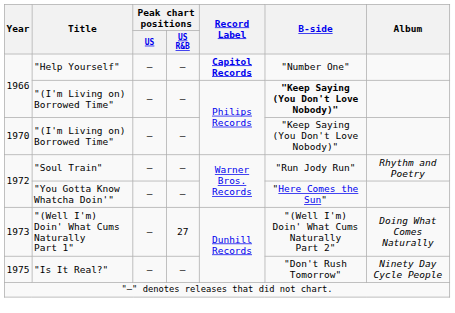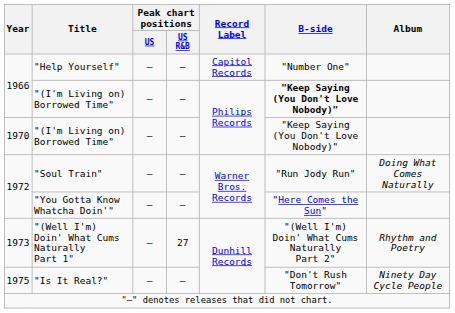(232, 67) bold -> (232, 67) normal
(408, 168) Rhythm and Poetry -> (408, 173) Doing What Comes Naturally
(408, 232) Doing What Comes Naturally -> (408, 243) Rhythm and Poetry
